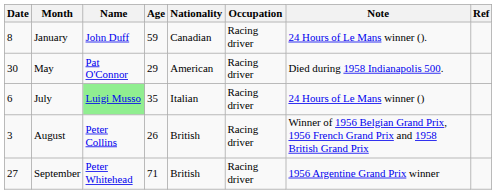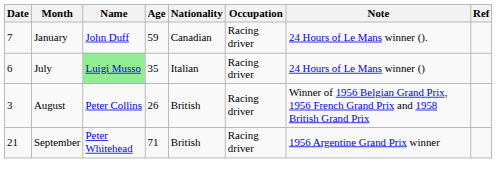(10, 37) 8 -> (10, 37) 7
- row: (44, 68)
(12, 173) 27 -> (12, 142) 21
